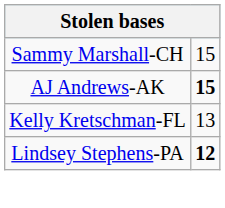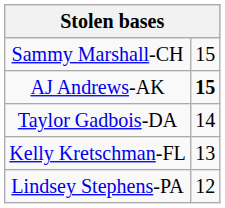+ row: (98, 120)
(205, 153) bold -> (205, 186) normal
